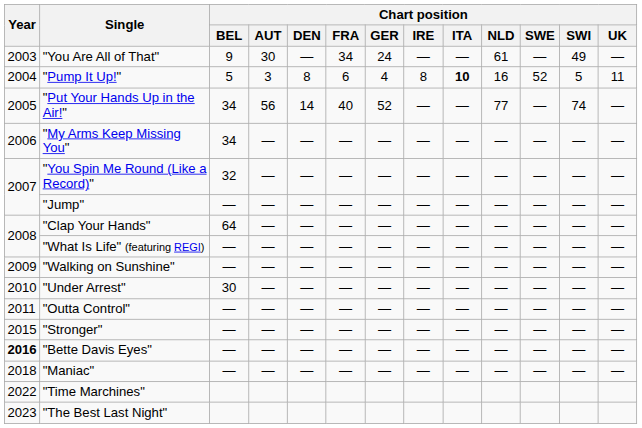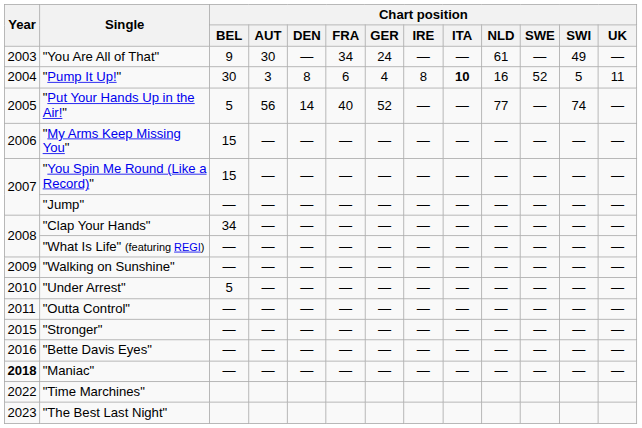(229, 77) 5 -> (229, 77) 30
(229, 105) 34 -> (229, 105) 5
(229, 141) 34 -> (229, 141) 15
(229, 176) 32 -> (229, 176) 15
(229, 225) 64 -> (229, 225) 34
(229, 288) 30 -> (229, 288) 5
(22, 350) bold -> (22, 350) normal
(22, 371) normal -> (22, 371) bold
